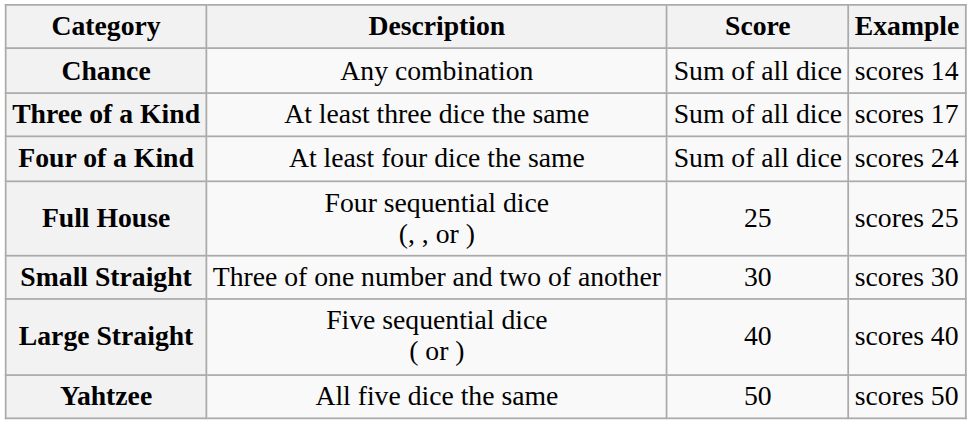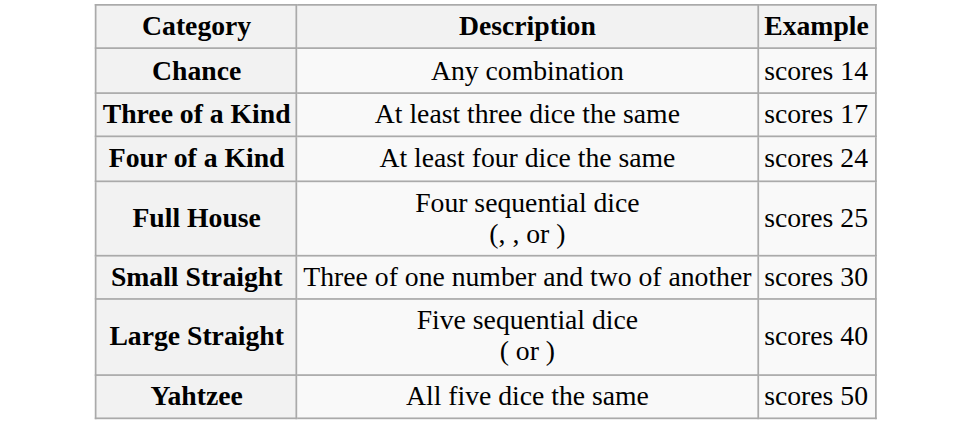- column: (758, 26)
